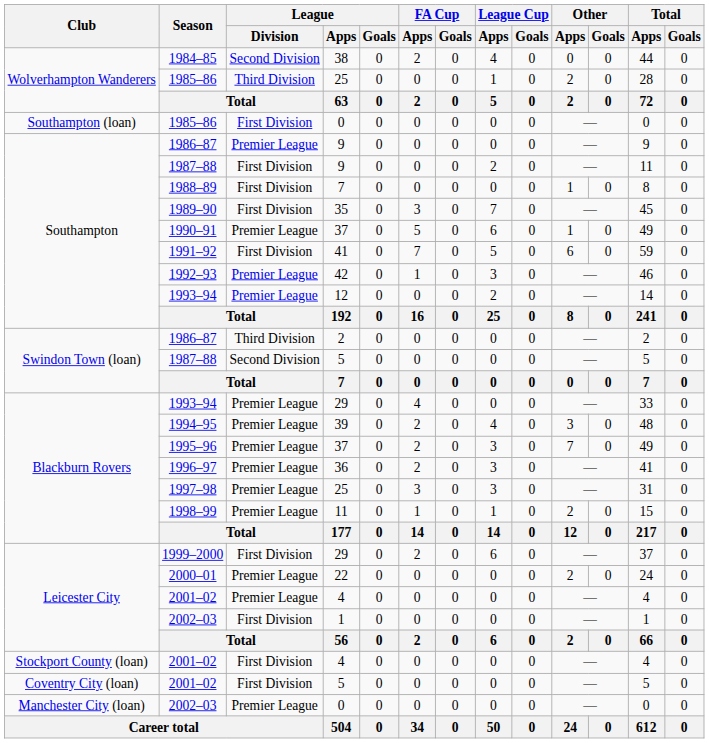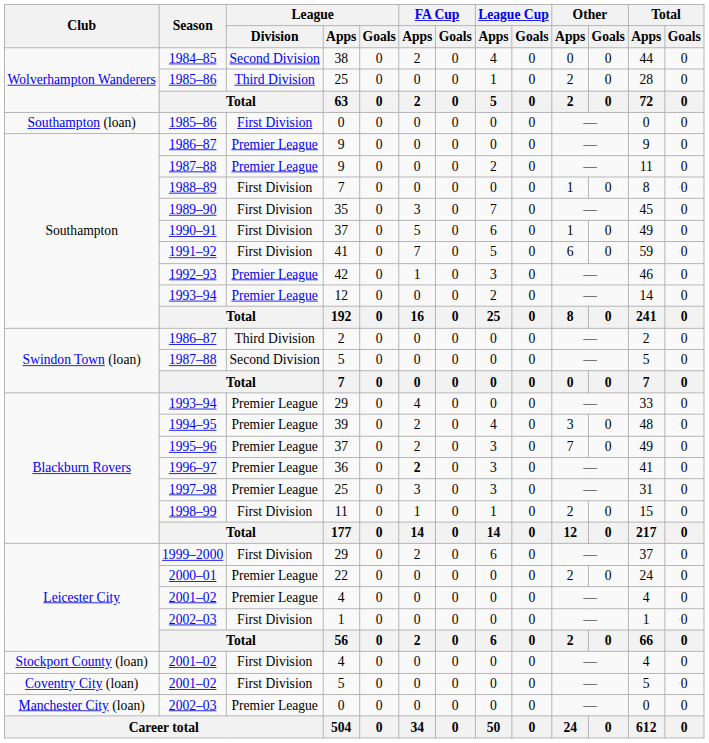(275, 166) First Division -> (275, 166) Premier League
(275, 230) Premier League -> (275, 230) First Division
(417, 468) normal -> (417, 468) bold
(275, 511) Premier League -> (275, 511) First Division
